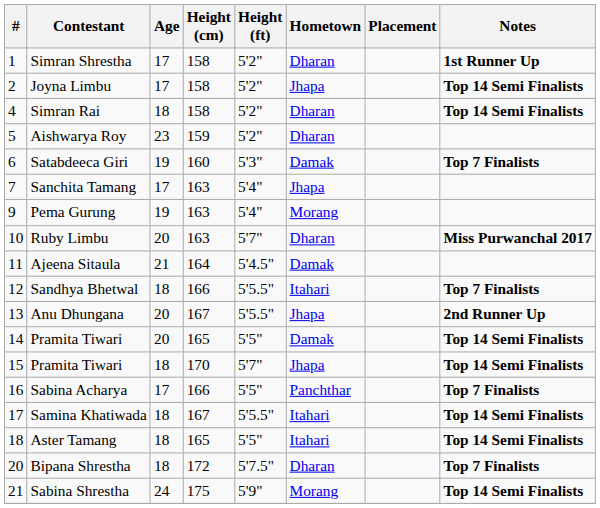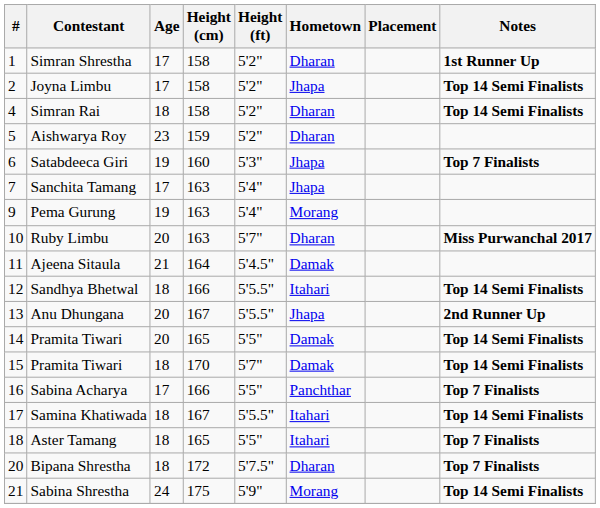(312, 162) Damak -> (307, 162) Jhapa
(491, 288) Top 7 Finalists -> (513, 288) Top 14 Semi Finalists
(307, 364) Jhapa -> (312, 364) Damak
(513, 440) Top 14 Semi Finalists -> (491, 440) Top 7 Finalists
